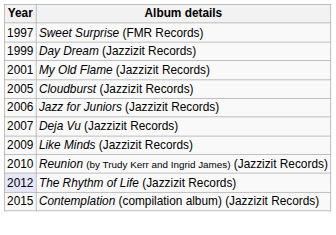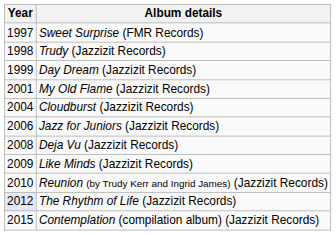+ row: (102, 51)
(20, 88) 2005 -> (20, 107) 2004
(20, 126) 2007 -> (20, 145) 2008
